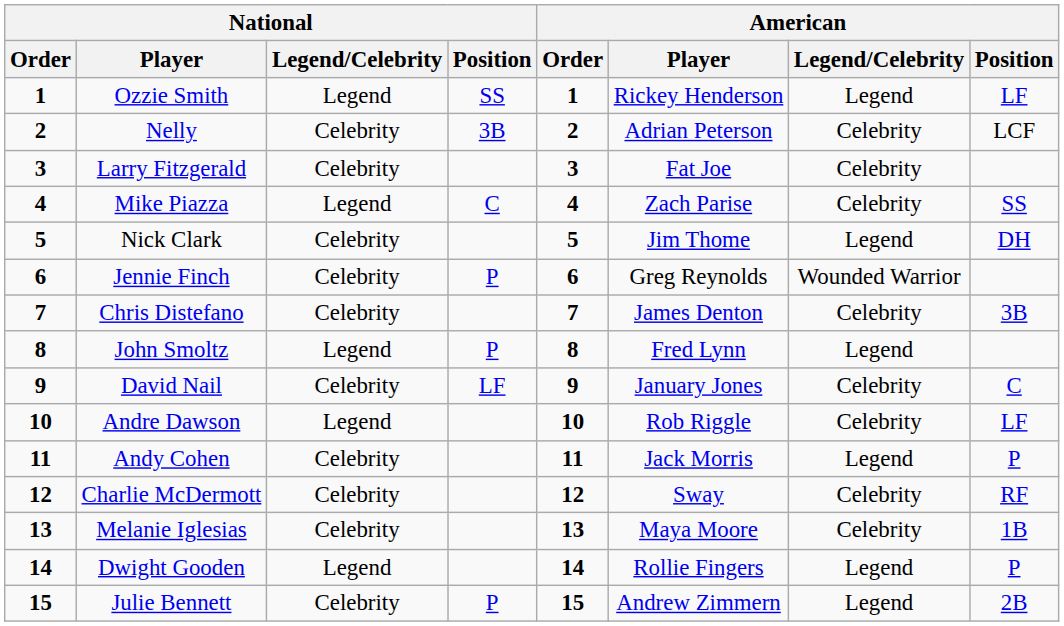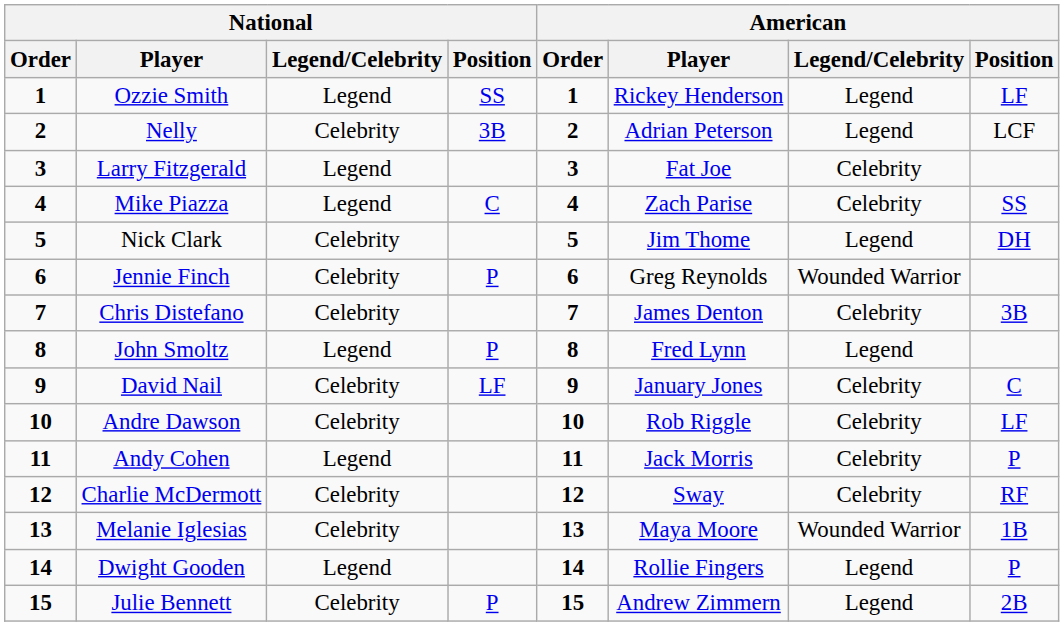(879, 131) Celebrity -> (879, 131) Legend
(357, 167) Celebrity -> (357, 167) Legend
(357, 421) Legend -> (357, 421) Celebrity
(357, 458) Celebrity -> (357, 458) Legend
(879, 458) Legend -> (879, 458) Celebrity
(879, 530) Celebrity -> (879, 530) Wounded Warrior
